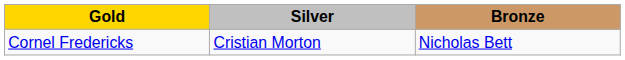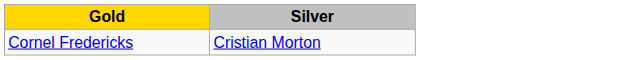- column: (518, 17)
